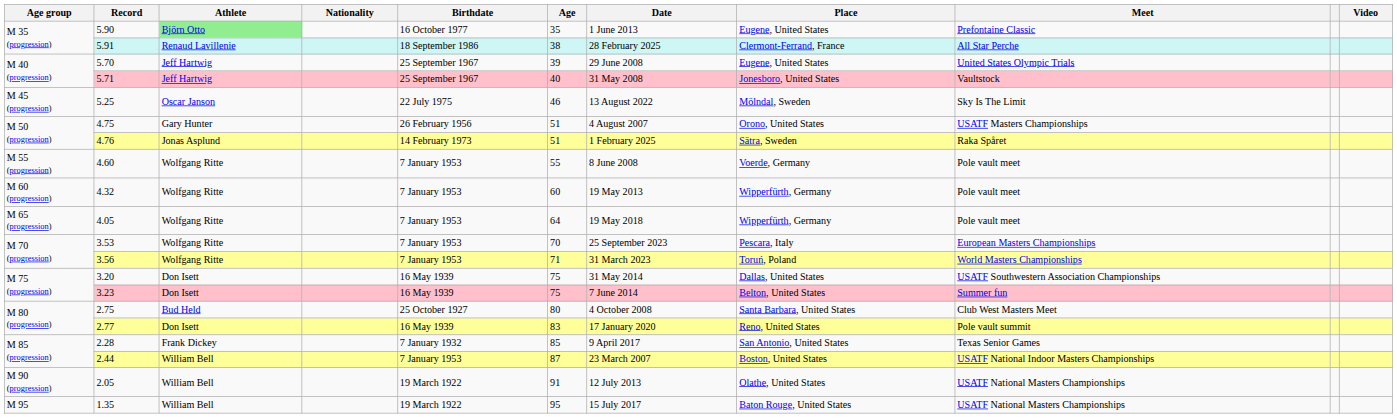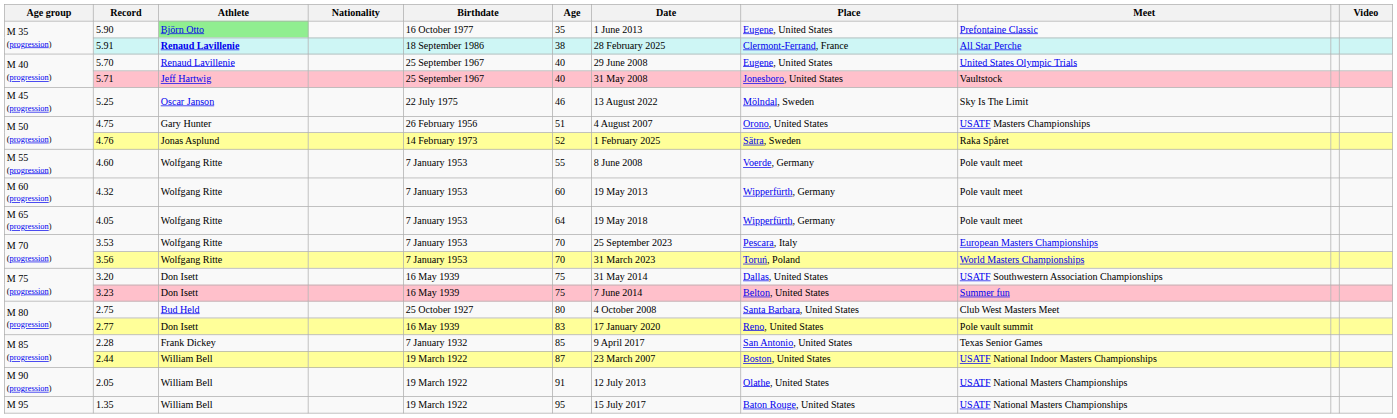(199, 46) normal -> (200, 46) bold
(187, 63) Jeff Hartwig -> (198, 63) Renaud Lavillenie
(555, 63) 39 -> (560, 63) 40
(555, 141) 51 -> (560, 141) 52
(555, 260) 71 -> (560, 260) 70
(431, 360) 7 January 1953 -> (436, 360) 19 March 1922
